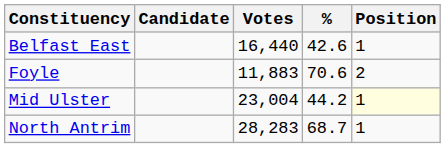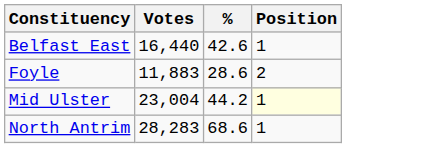- column: (184, 18)
(327, 74) 70.6 -> (228, 74) 28.6
(327, 129) 68.7 -> (228, 129) 68.6
